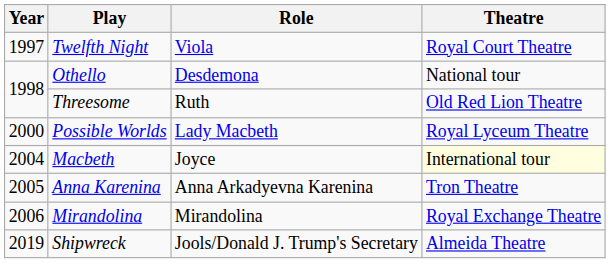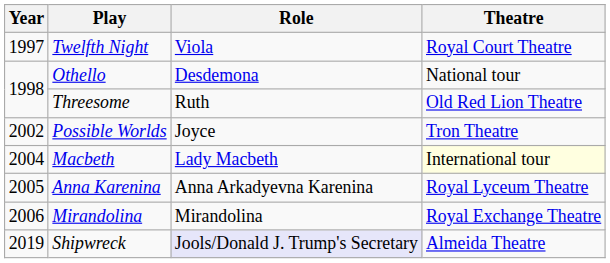(26, 131) 2000 -> (26, 131) 2002
(226, 131) Lady Macbeth -> (195, 131) Joyce
(507, 131) Royal Lyceum Theatre -> (472, 131) Tron Theatre
(195, 159) Joyce -> (226, 159) Lady Macbeth
(472, 187) Tron Theatre -> (507, 187) Royal Lyceum Theatre
(296, 243) no background -> (296, 243) lavender background
